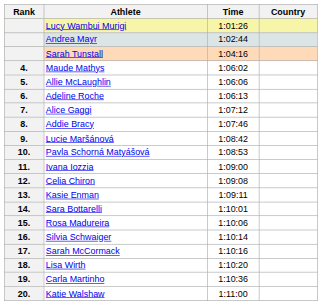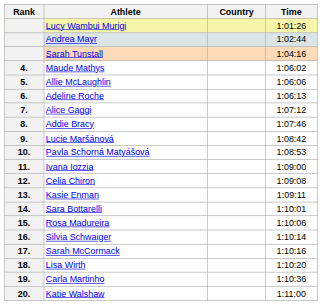columns swapped: (288, 12) <-> (233, 12)
